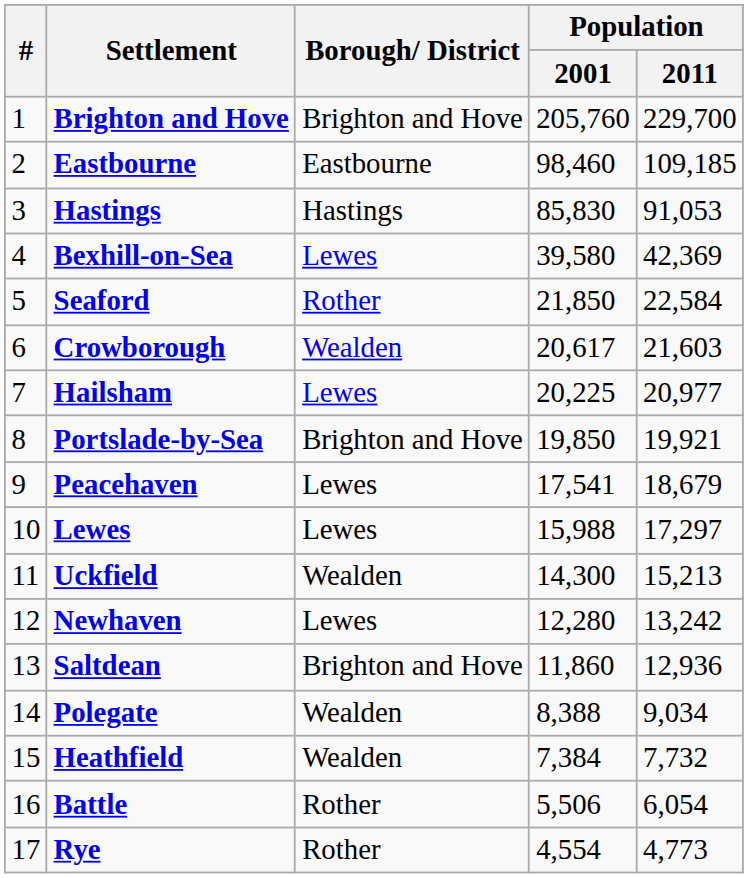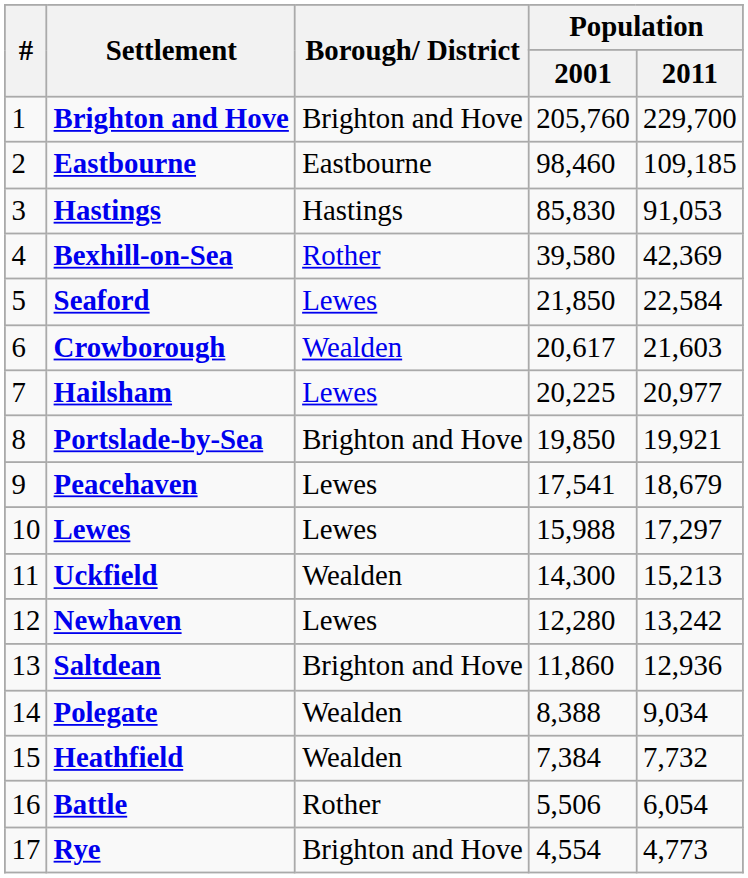(340, 255) Lewes -> (341, 255) Rother
(341, 301) Rother -> (340, 301) Lewes
(341, 849) Rother -> (413, 849) Brighton and Hove
